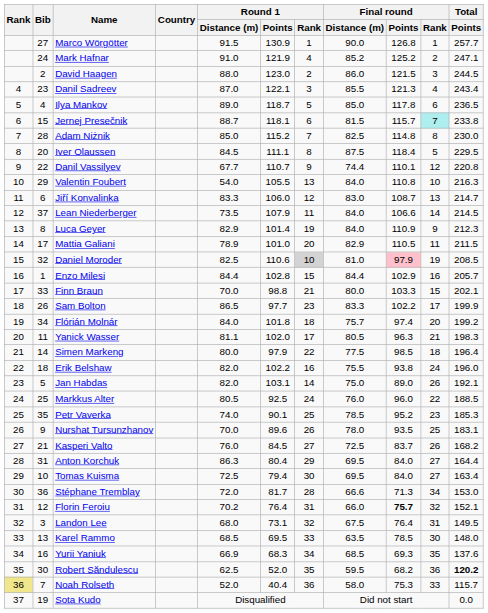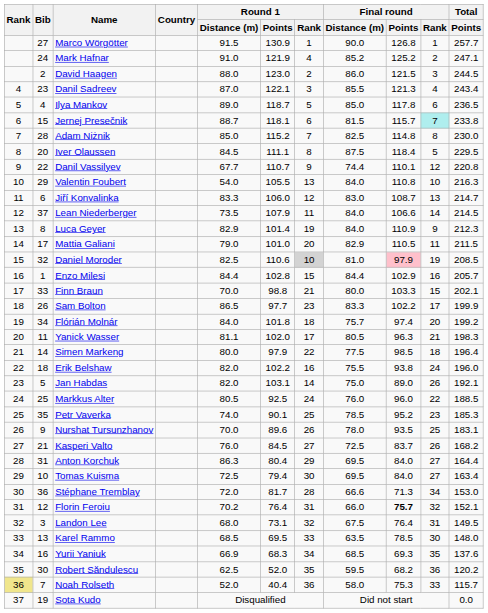(229, 244) 78.9 -> (229, 244) 79.0
(466, 569) bold -> (466, 569) normal
